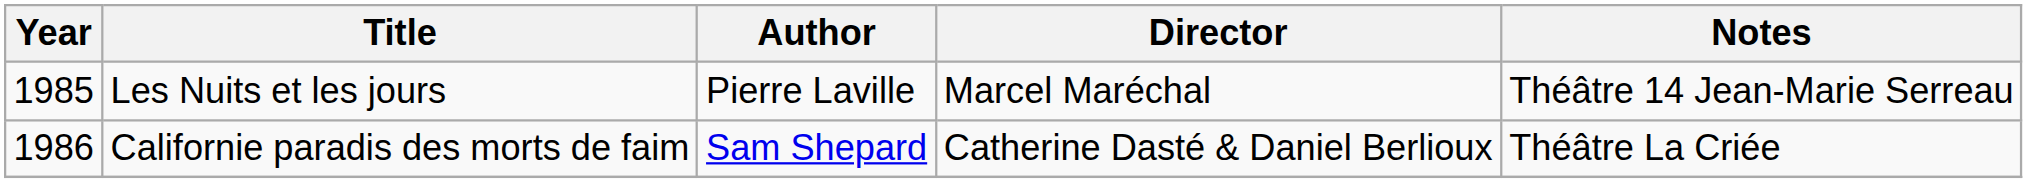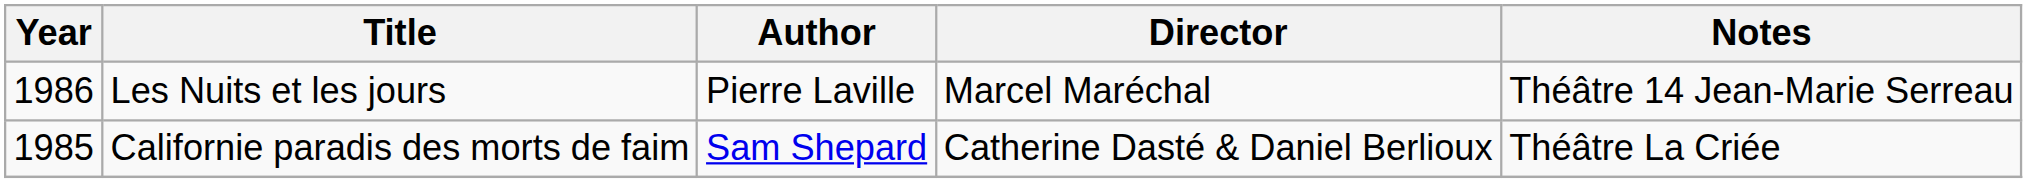(54, 90) 1985 -> (54, 90) 1986
(54, 147) 1986 -> (54, 147) 1985
